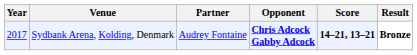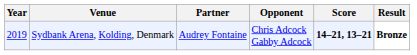(17, 35) 2017 -> (17, 35) 2019
(283, 35) bold -> (282, 35) normal
